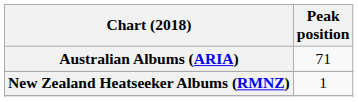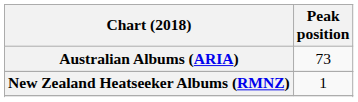(323, 58) 71 -> (323, 58) 73
